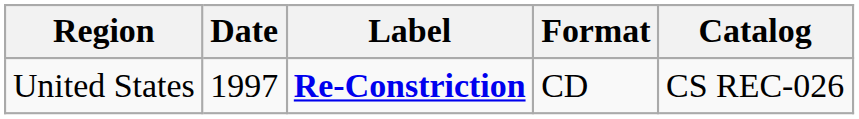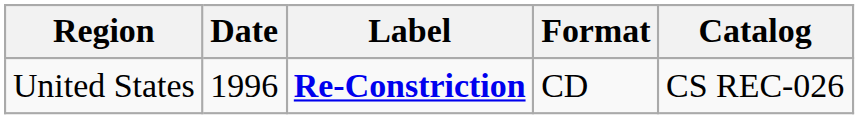(244, 85) 1997 -> (244, 85) 1996
